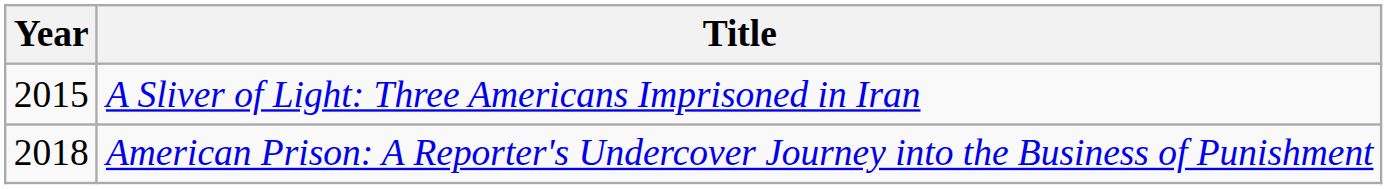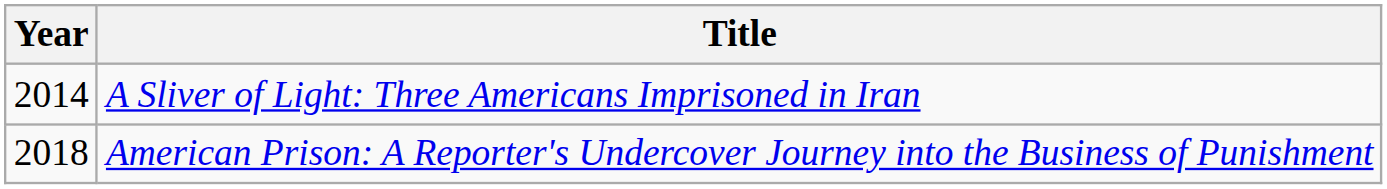(51, 93) 2015 -> (51, 93) 2014
